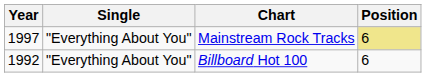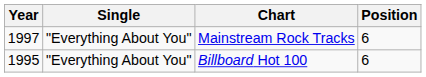(365, 38) khaki background -> (365, 38) no background
(24, 60) 1992 -> (24, 60) 1995
